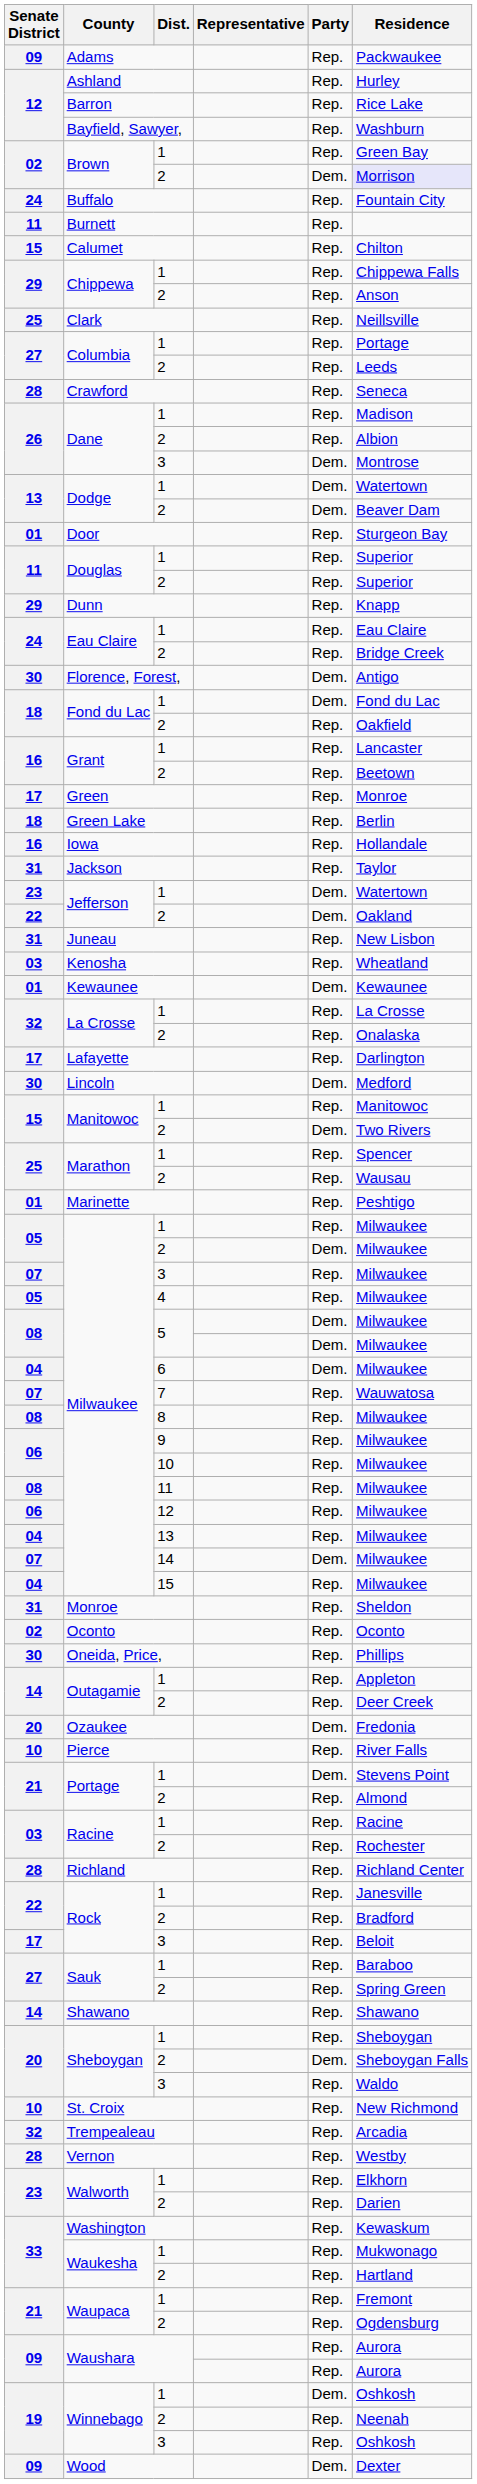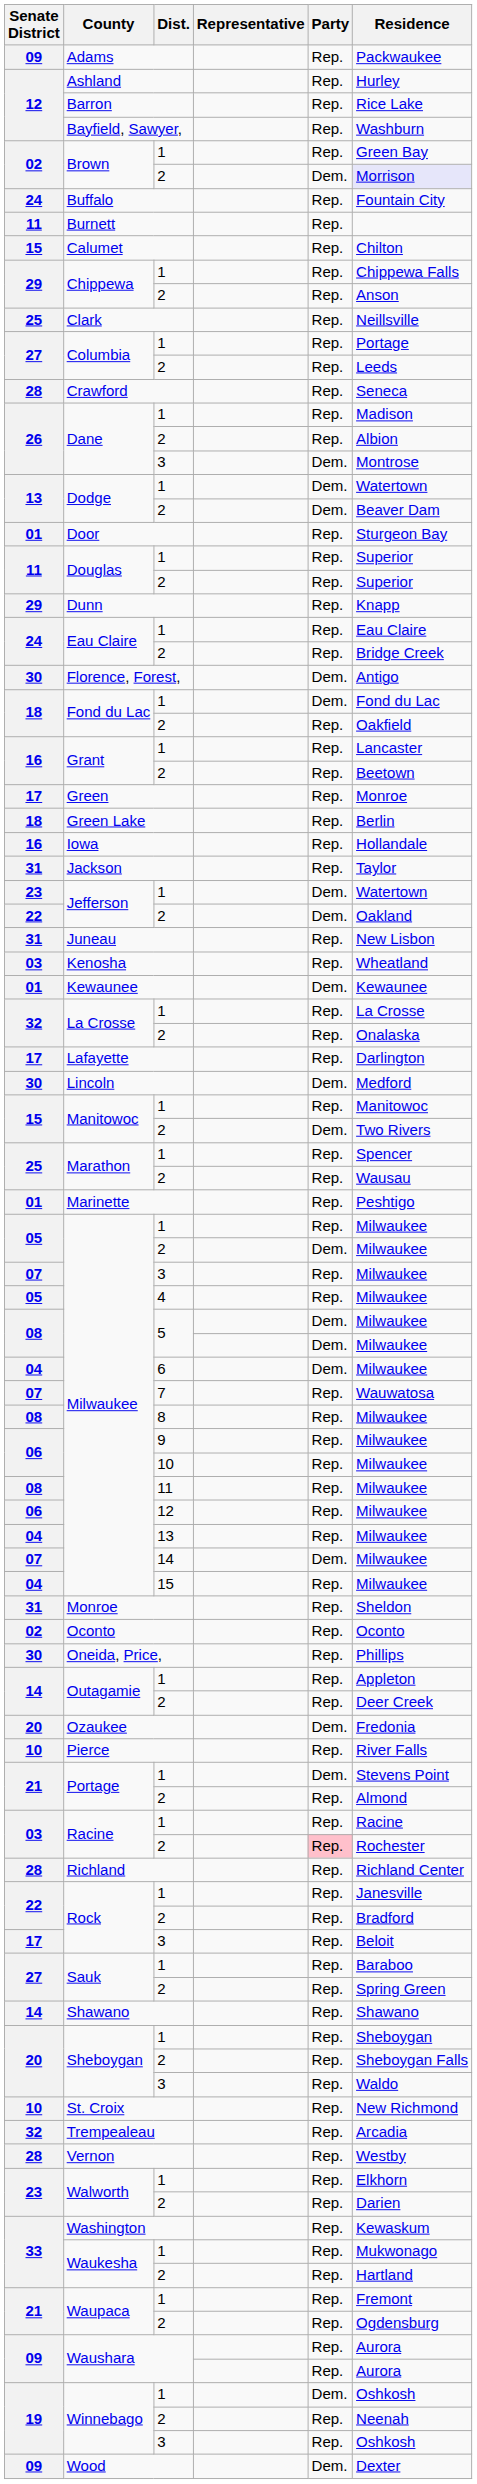(327, 1846) no background -> (327, 1846) pink background
(329, 2060) Dem. -> (327, 2060) Rep.
